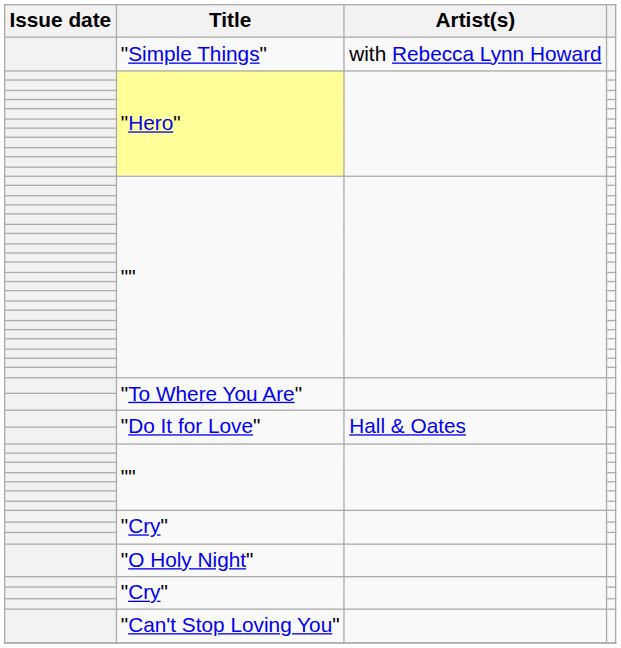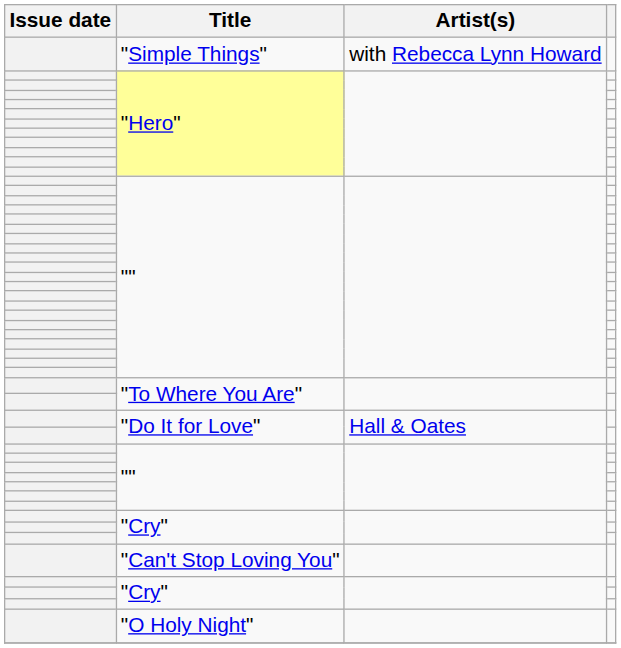rows swapped: (230, 625) <-> (187, 559)
